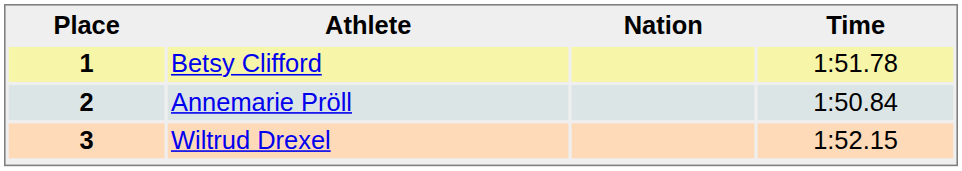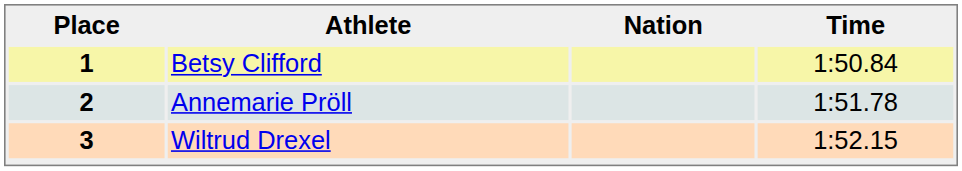(856, 64) 1:51.78 -> (856, 64) 1:50.84
(856, 102) 1:50.84 -> (856, 102) 1:51.78
